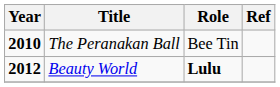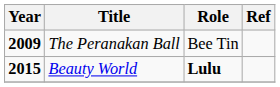(25, 43) 2010 -> (25, 43) 2009
(25, 69) 2012 -> (25, 69) 2015
